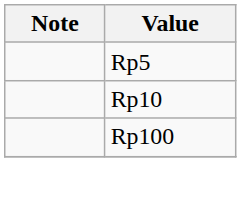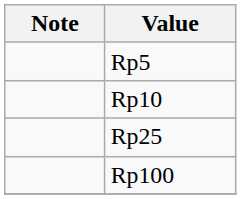+ row: (136, 136)
